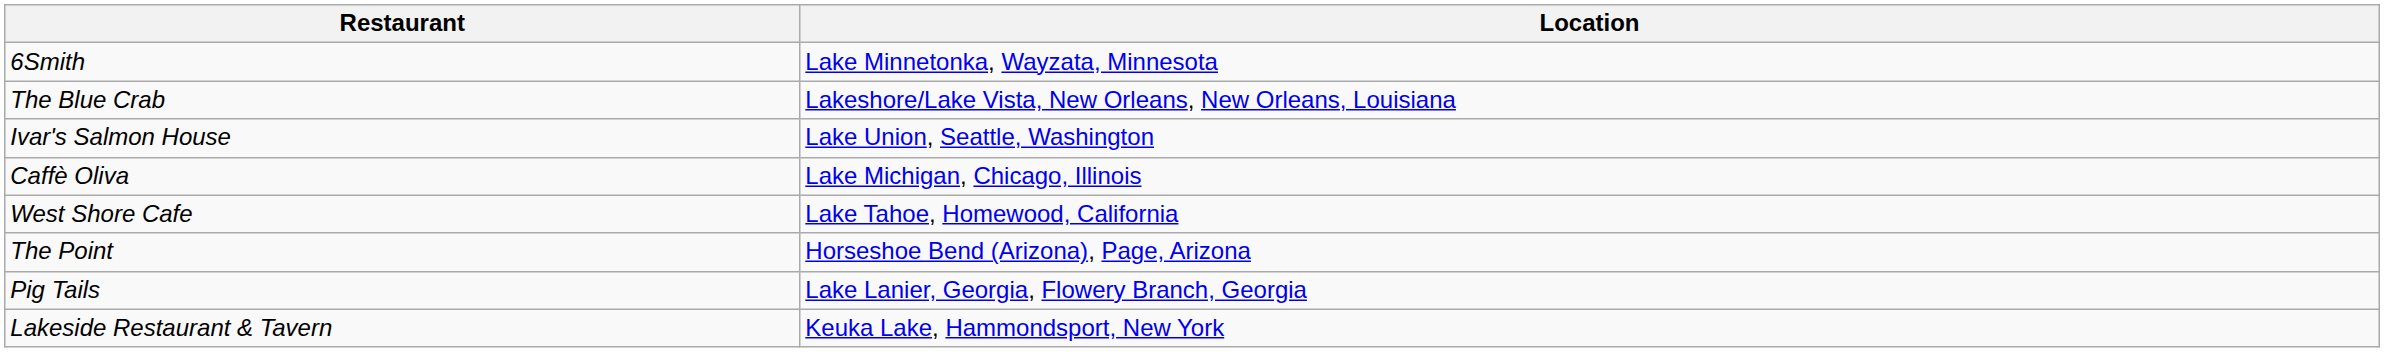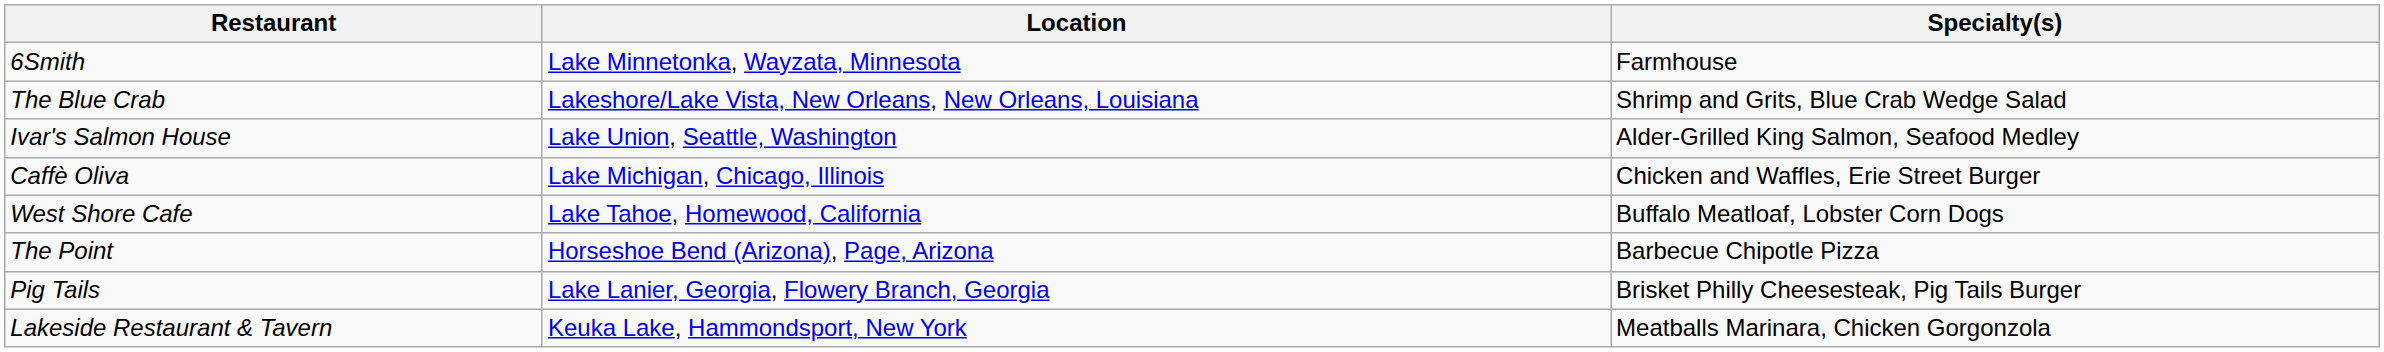+ column: (1995, 23)
